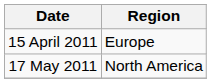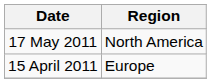rows swapped: (53, 41) <-> (53, 66)
